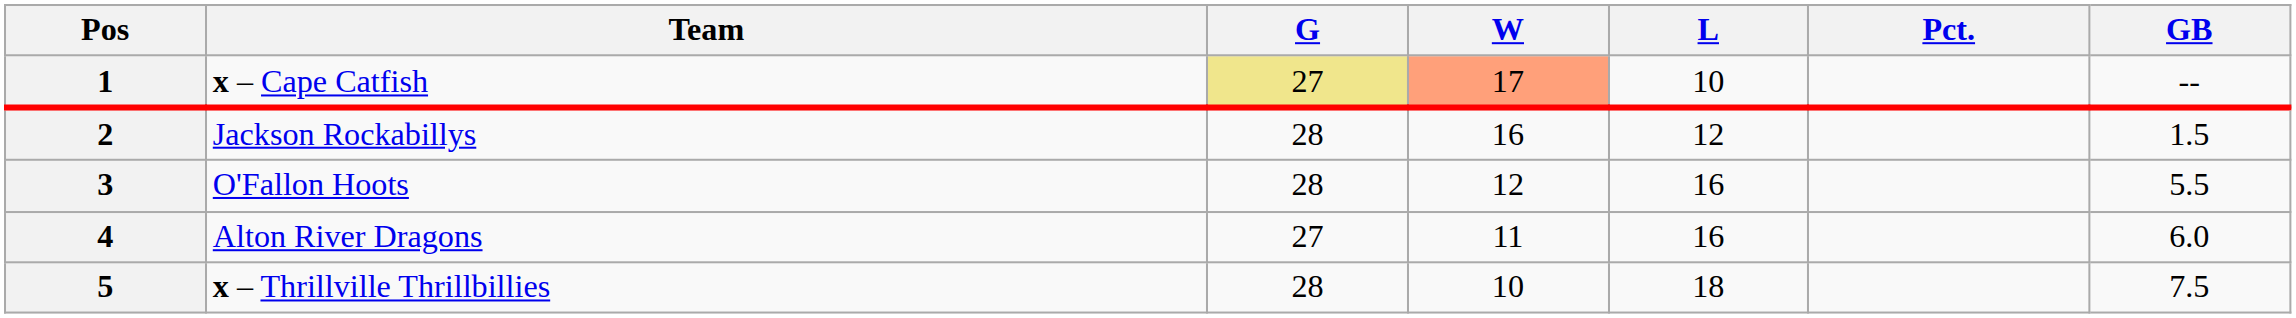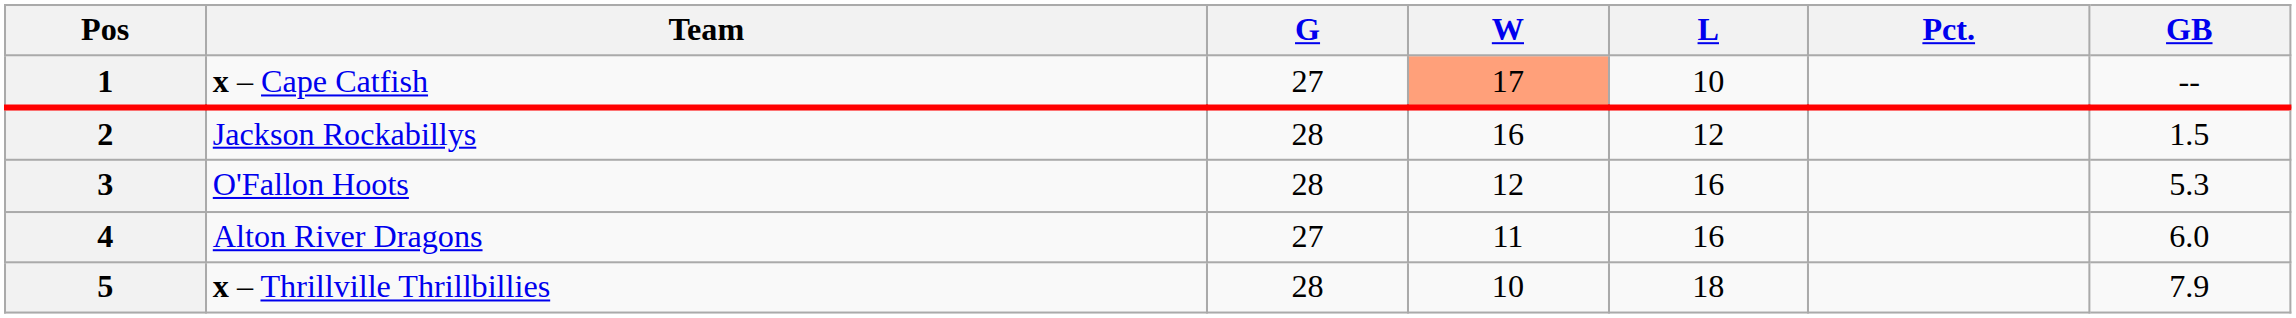(1308, 81) khaki background -> (1308, 81) no background
(2189, 185) 5.5 -> (2189, 185) 5.3
(2189, 287) 7.5 -> (2189, 287) 7.9
